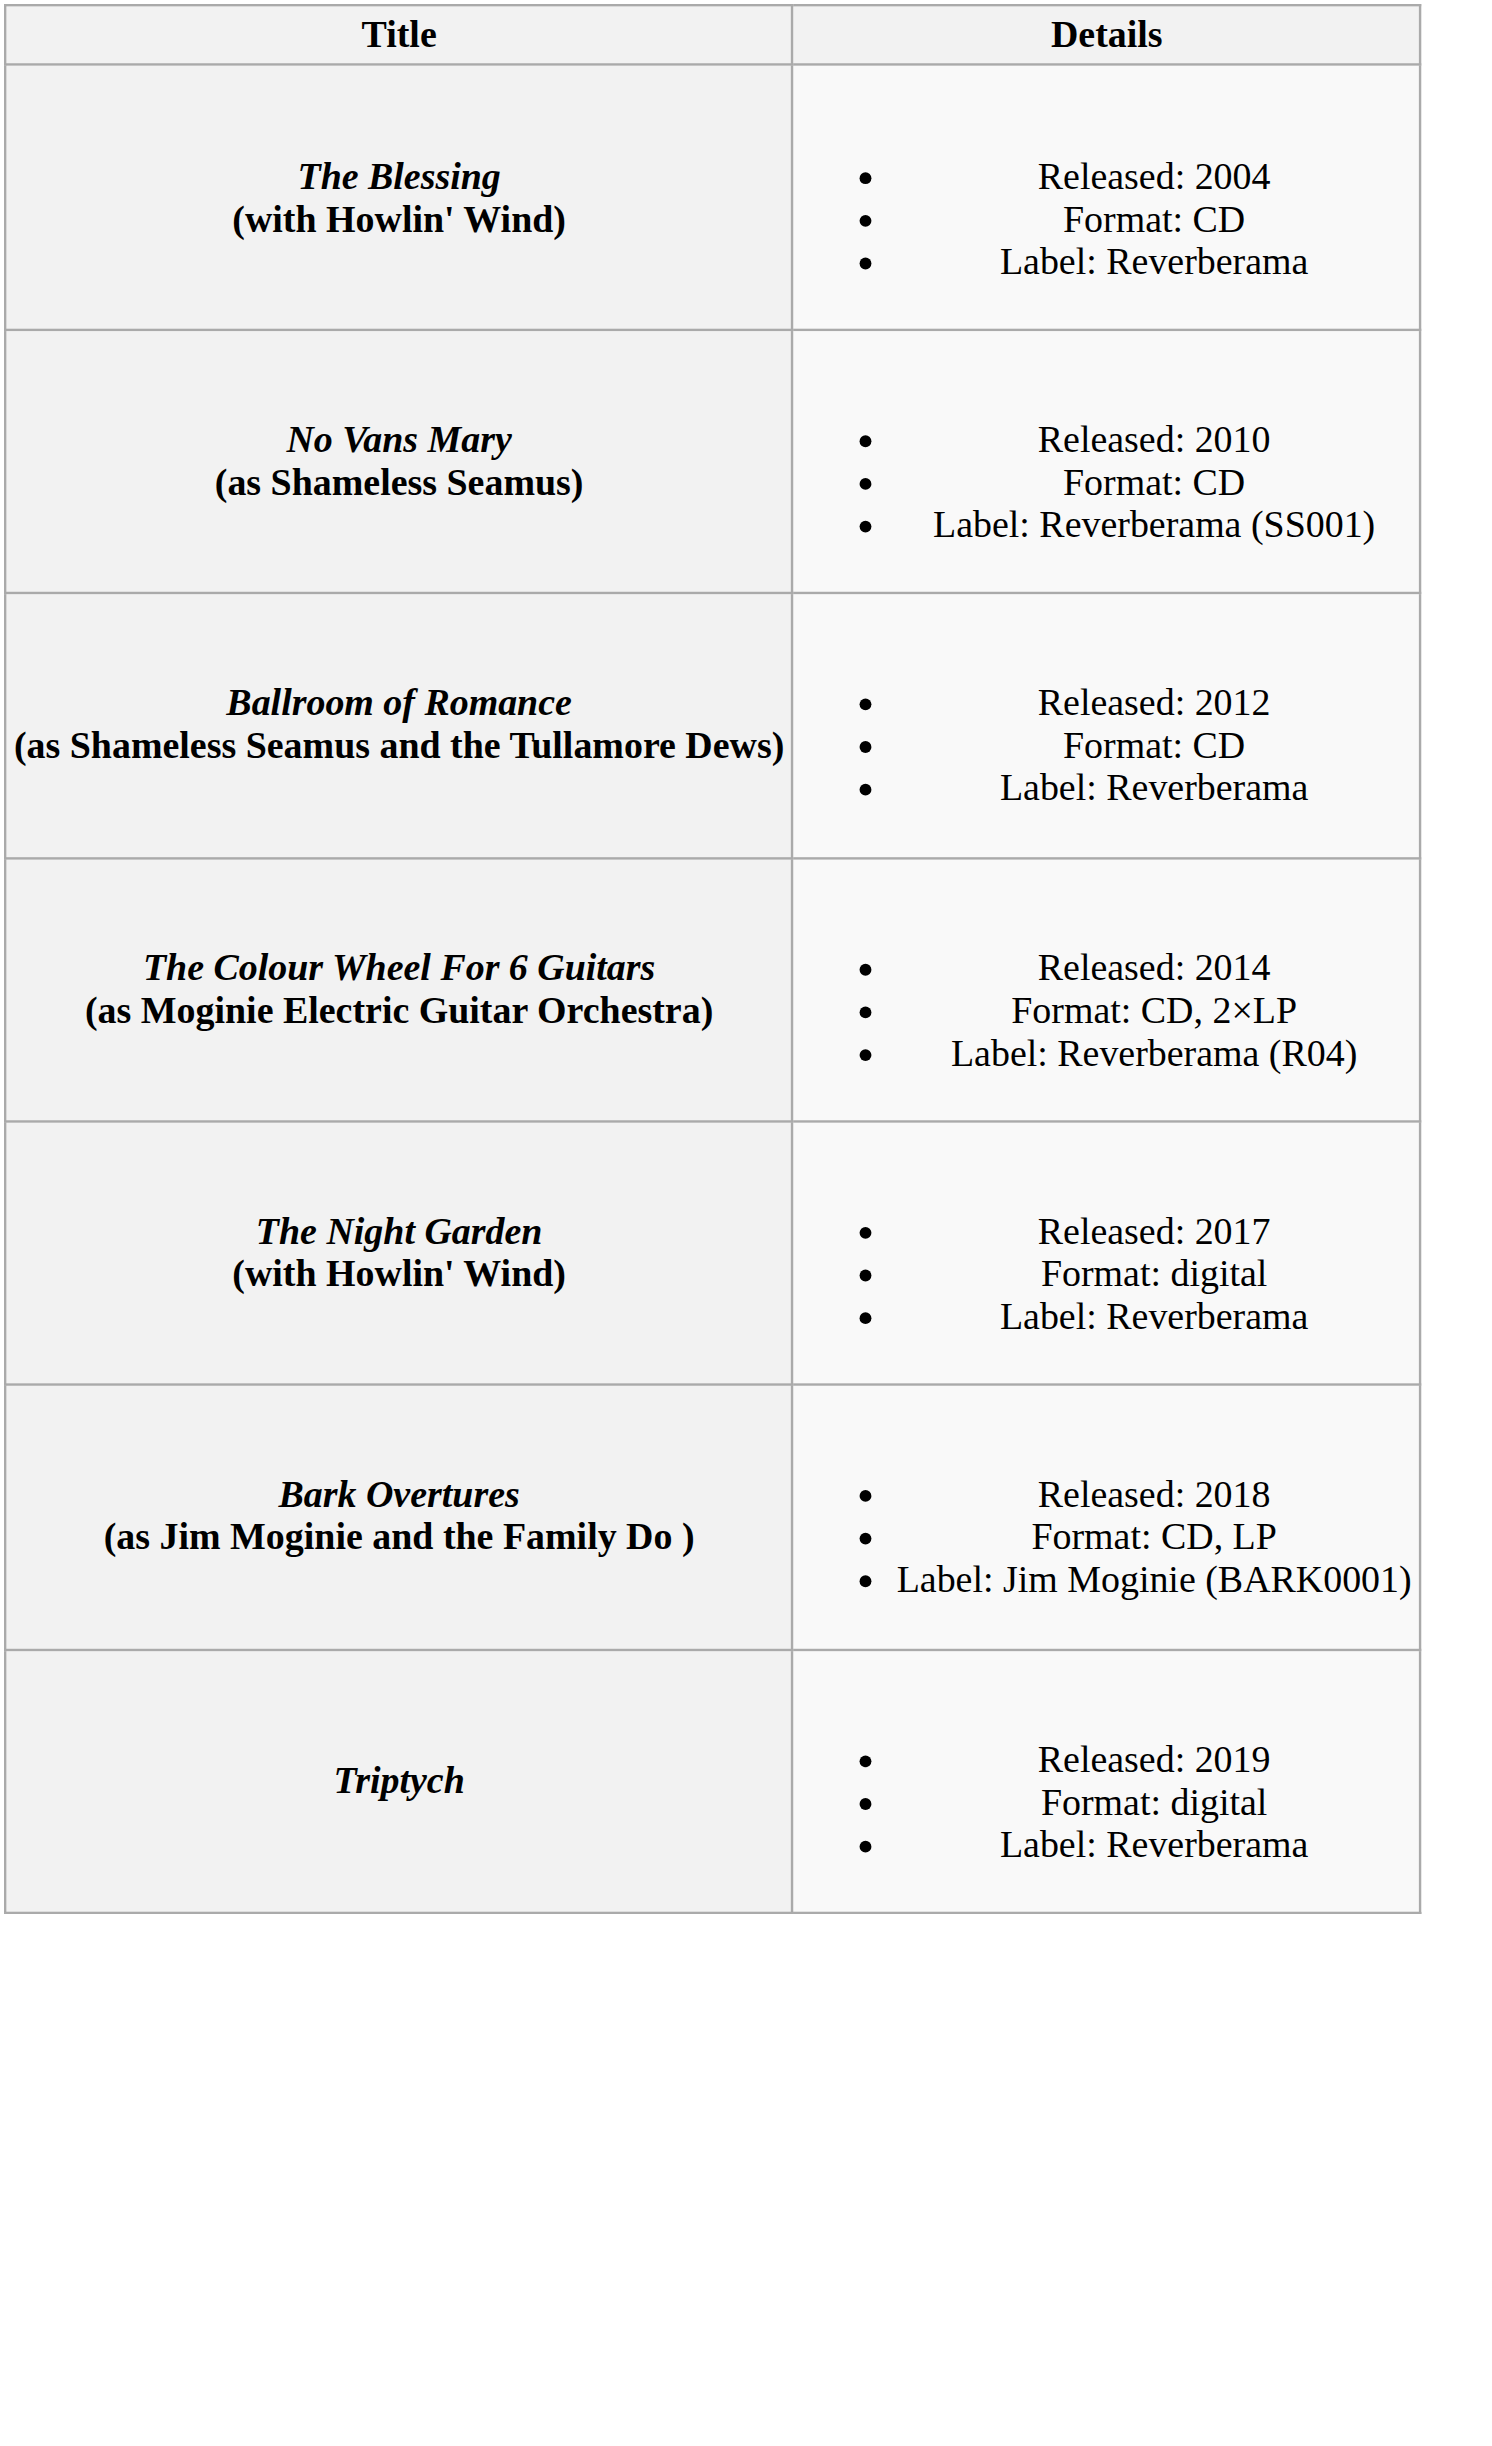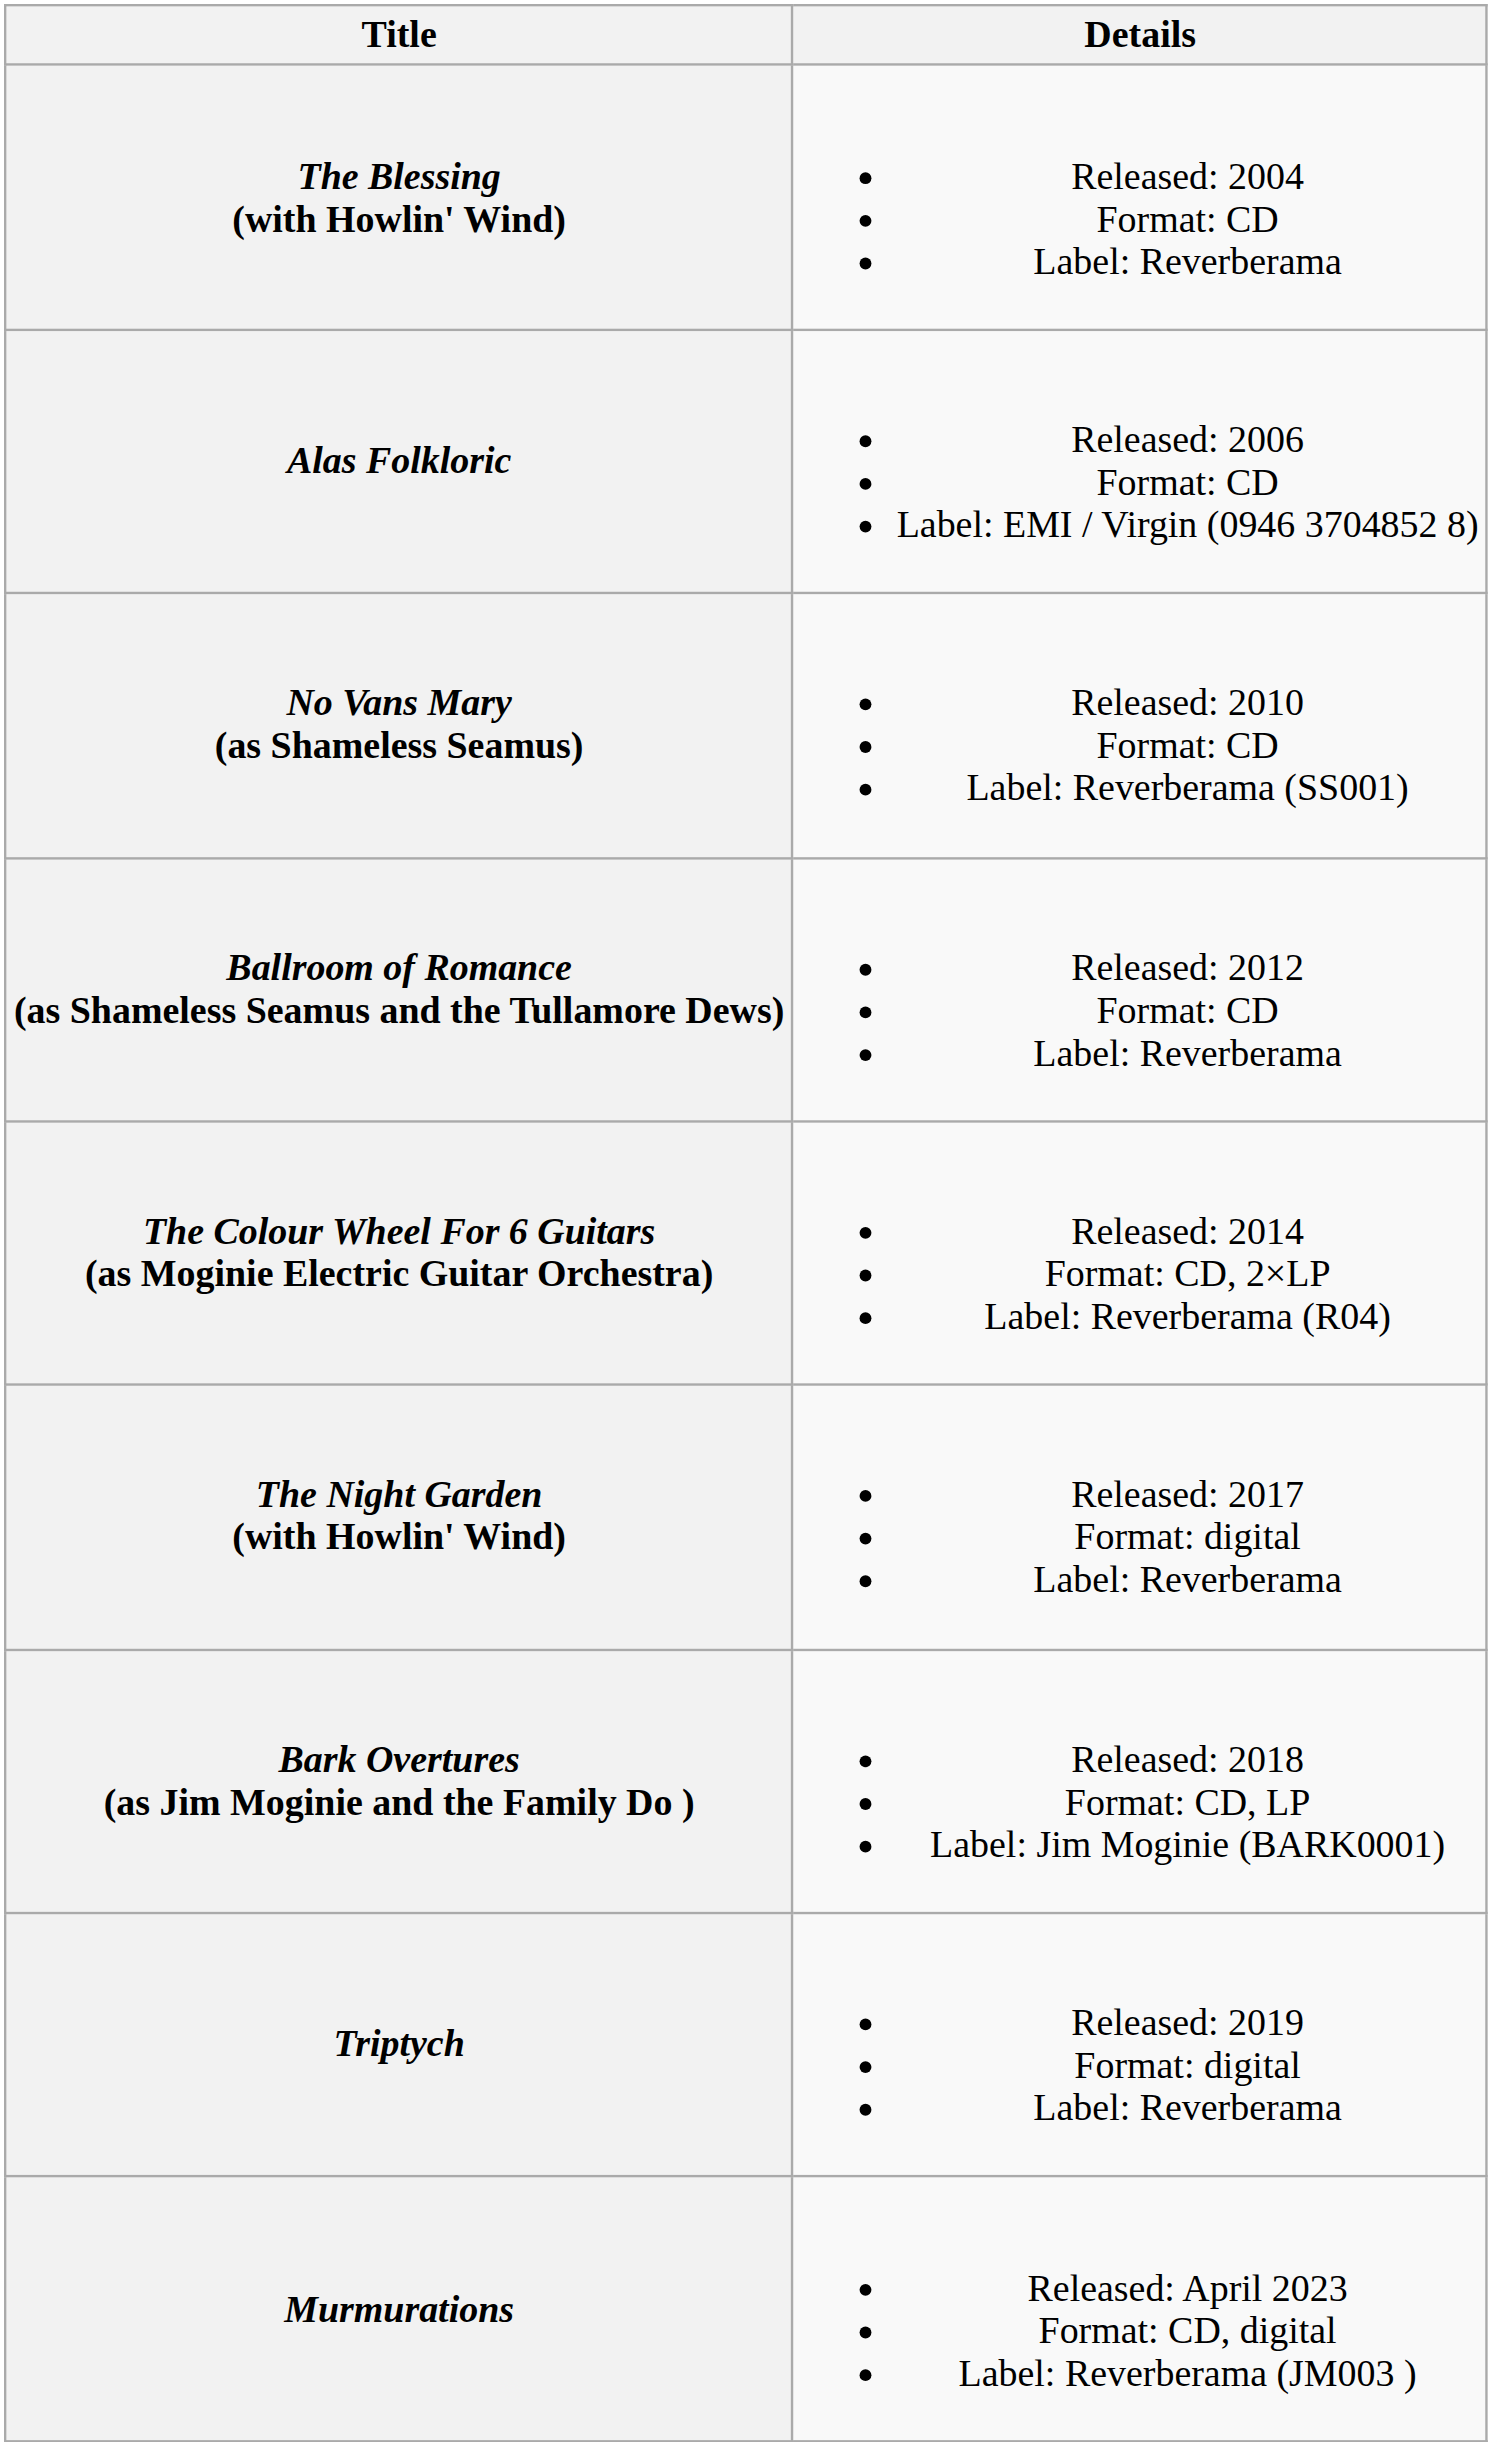+ row: (399, 460)
+ row: (399, 2308)
